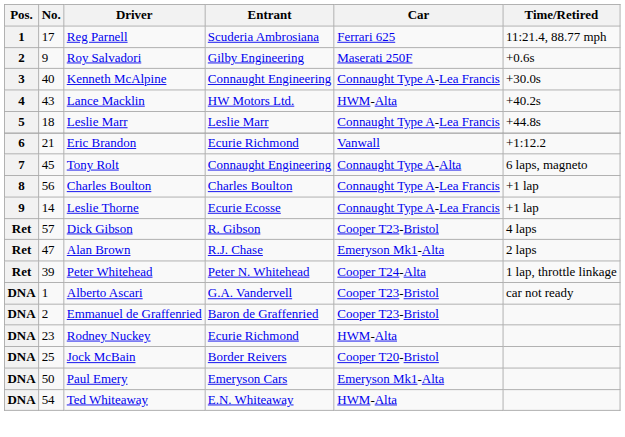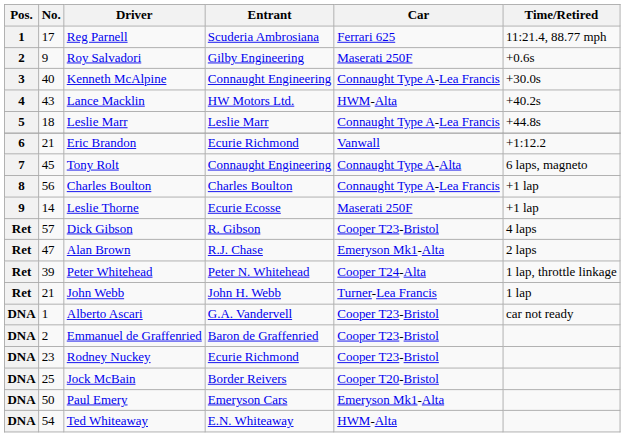(419, 207) Connaught Type A-Lea Francis -> (375, 207) Maserati 250F
+ row: (95, 293)
(367, 336) HWM-Alta -> (388, 357) Cooper T23-Bristol
